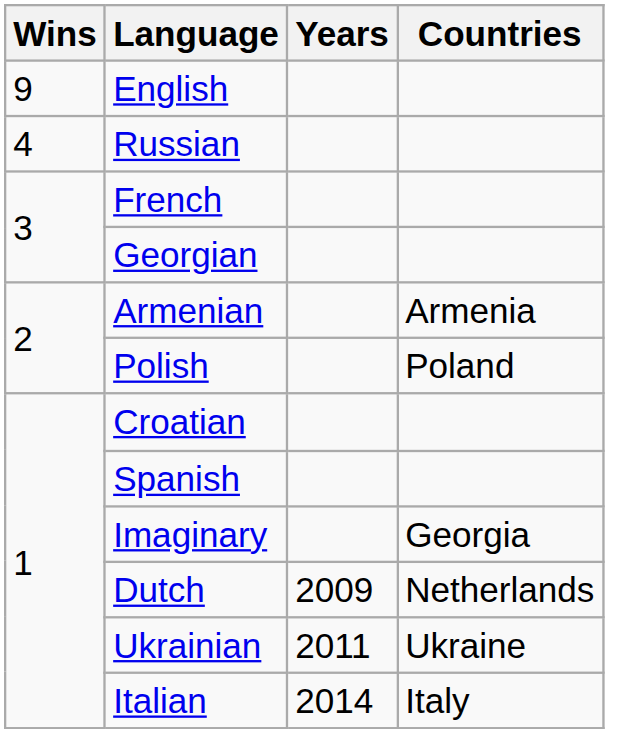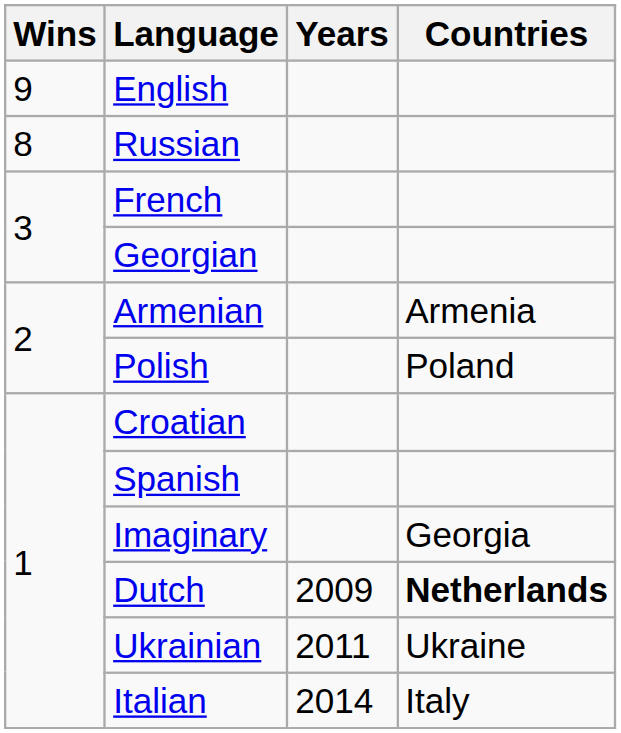(23, 144) 4 -> (23, 144) 8
(500, 589) normal -> (507, 589) bold
